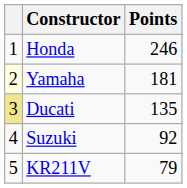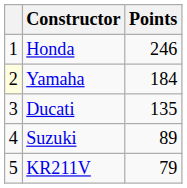(164, 79) 181 -> (164, 79) 184
(13, 109) khaki background -> (13, 109) no background
(168, 138) 92 -> (168, 138) 89
